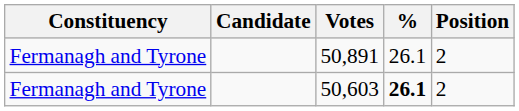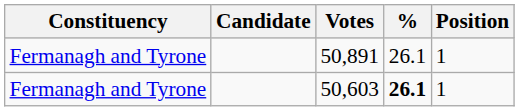(441, 55) 2 -> (441, 55) 1
(441, 88) 2 -> (441, 88) 1
